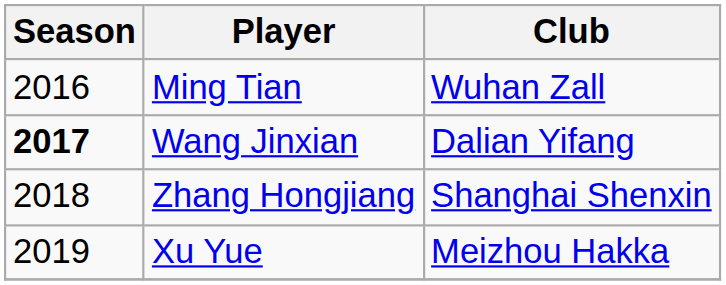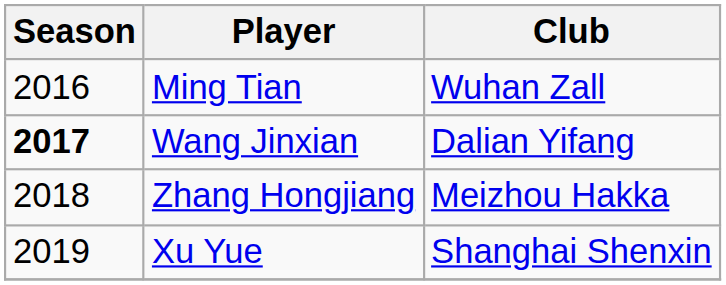(571, 196) Shanghai Shenxin -> (550, 196) Meizhou Hakka
(550, 251) Meizhou Hakka -> (571, 251) Shanghai Shenxin
